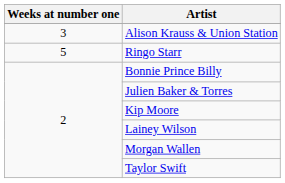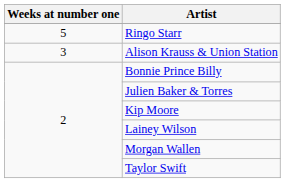rows swapped: (153, 52) <-> (201, 33)
